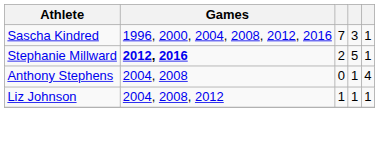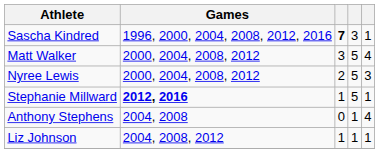(341, 35) normal -> (341, 35) bold
+ row: (42, 55)
+ row: (43, 76)
(341, 55) 2 -> (341, 96) 1
